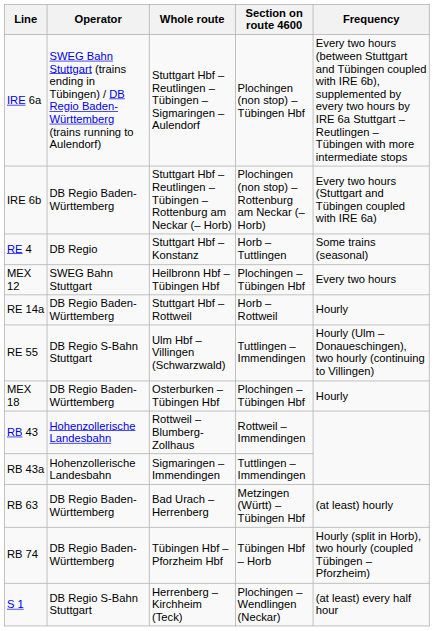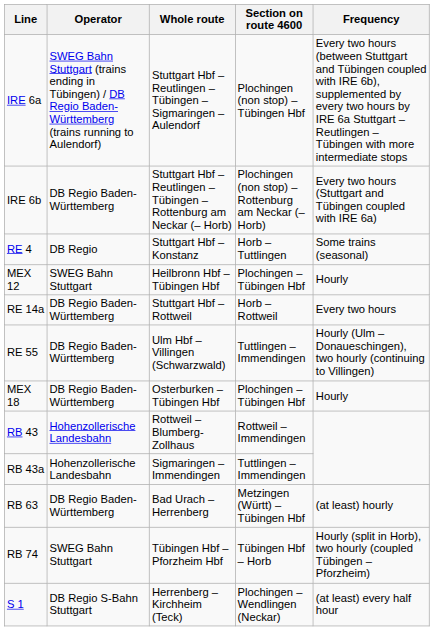(356, 279) Every two hours -> (332, 279) Hourly
(332, 310) Hourly -> (356, 310) Every two hours
(94, 353) DB Regio S-Bahn Stuttgart -> (93, 353) DB Regio Baden-Württemberg
(93, 555) DB Regio Baden-Württemberg -> (81, 555) SWEG Bahn Stuttgart
